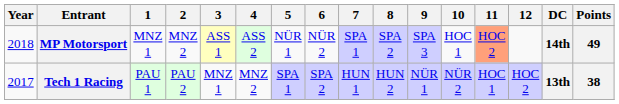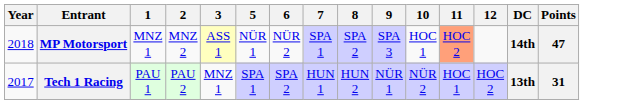- column: (253, 14)
(594, 44) 49 -> (559, 44) 47
(594, 80) 38 -> (559, 80) 31
